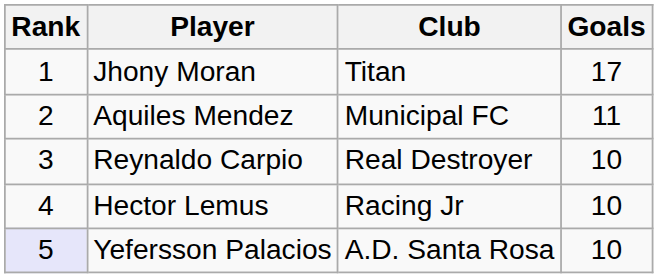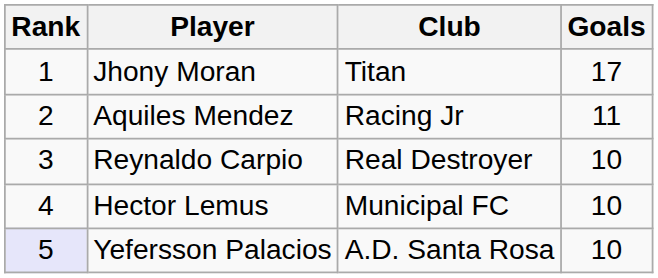(427, 116) Municipal FC -> (404, 116) Racing Jr
(404, 205) Racing Jr -> (427, 205) Municipal FC
